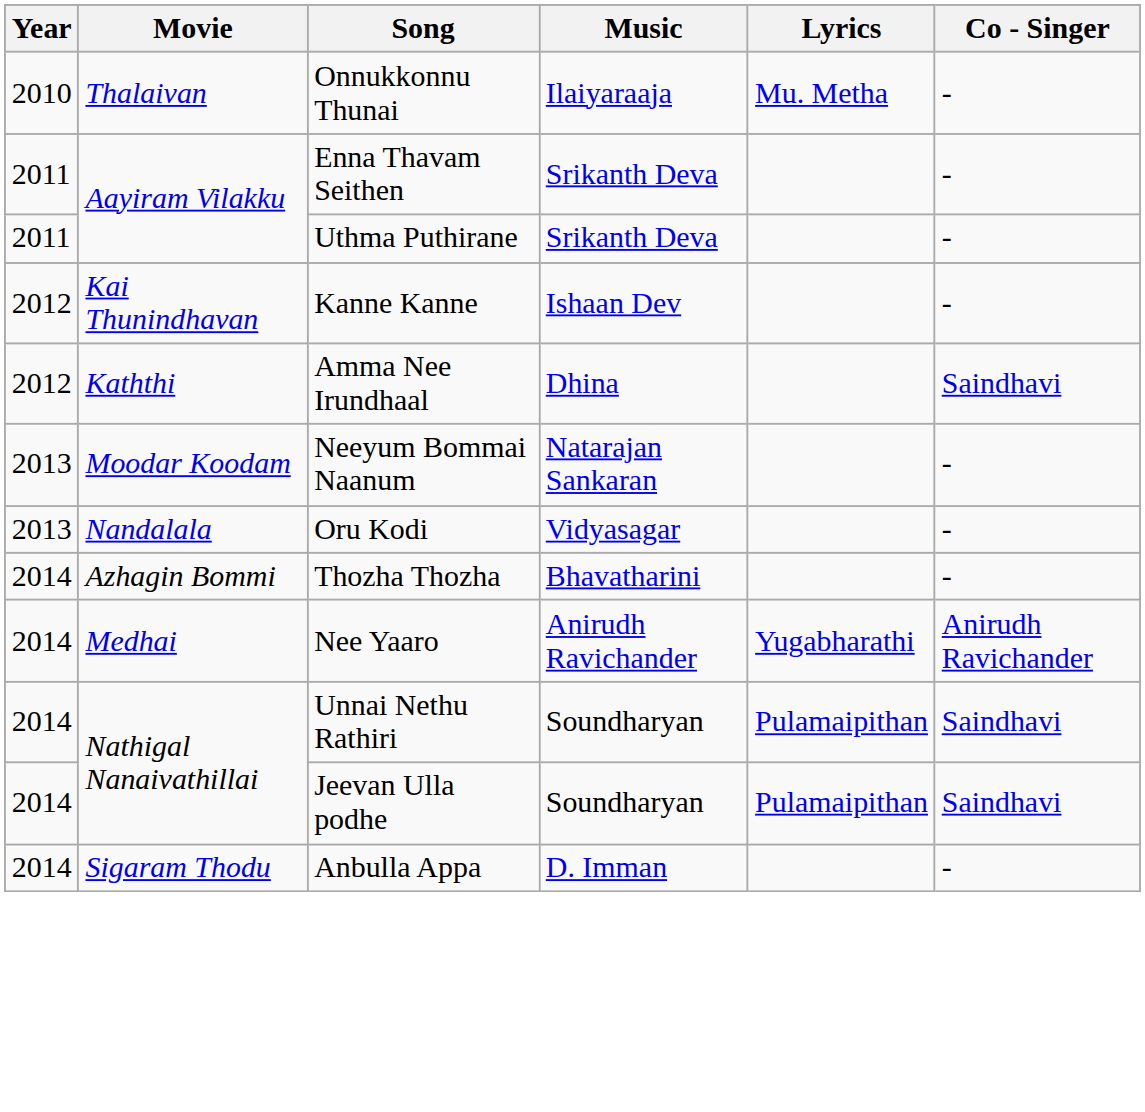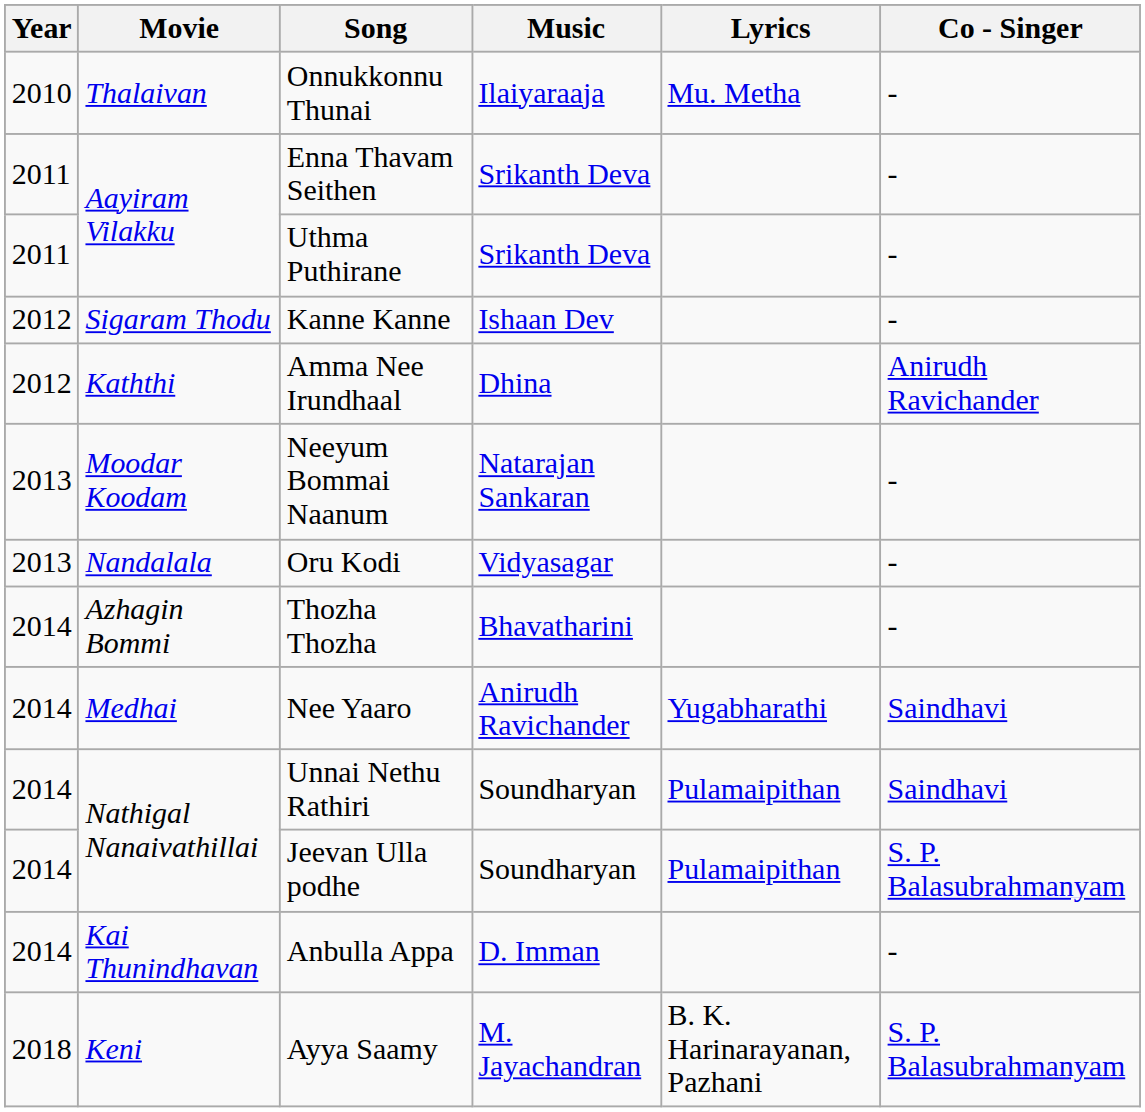(172, 302) Kai Thunindhavan -> (178, 319) Sigaram Thodu
(1002, 383) Saindhavi -> (963, 383) Anirudh Ravichander
(1017, 640) Anirudh Ravichander -> (947, 707) Saindhavi
(1002, 802) Saindhavi -> (1006, 869) S. P. Balasubrahmanyam
(178, 866) Sigaram Thodu -> (172, 951) Kai Thunindhavan
+ row: (362, 1049)
